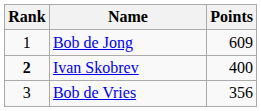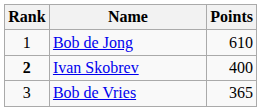(241, 42) 609 -> (241, 42) 610
(241, 93) 356 -> (241, 93) 365
